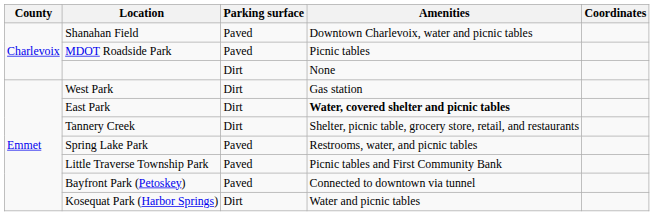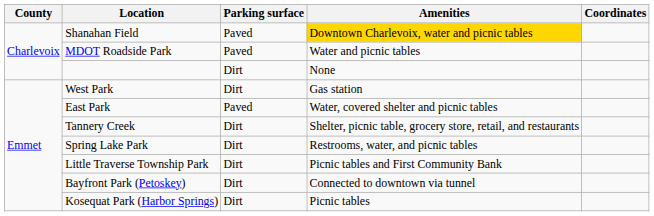(421, 32) no background -> (421, 32) gold background
(340, 51) Picnic tables -> (365, 51) Water and picnic tables
(233, 107) Dirt -> (238, 107) Paved
(410, 107) bold -> (404, 107) normal
(238, 145) Paved -> (233, 145) Dirt
(238, 164) Paved -> (233, 164) Dirt
(238, 182) Paved -> (233, 182) Dirt
(365, 201) Water and picnic tables -> (340, 201) Picnic tables
